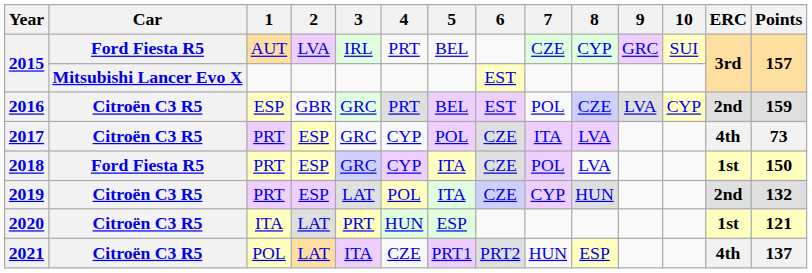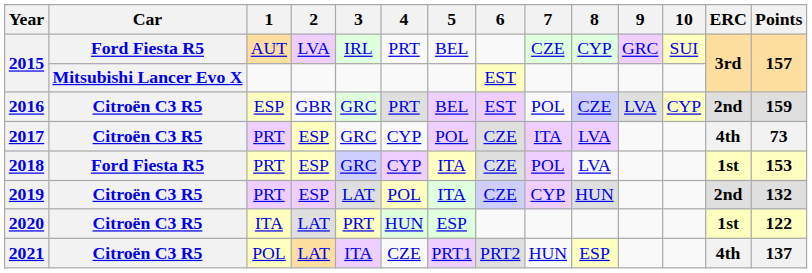(779, 165) 150 -> (779, 165) 153
(779, 223) 121 -> (779, 223) 122
